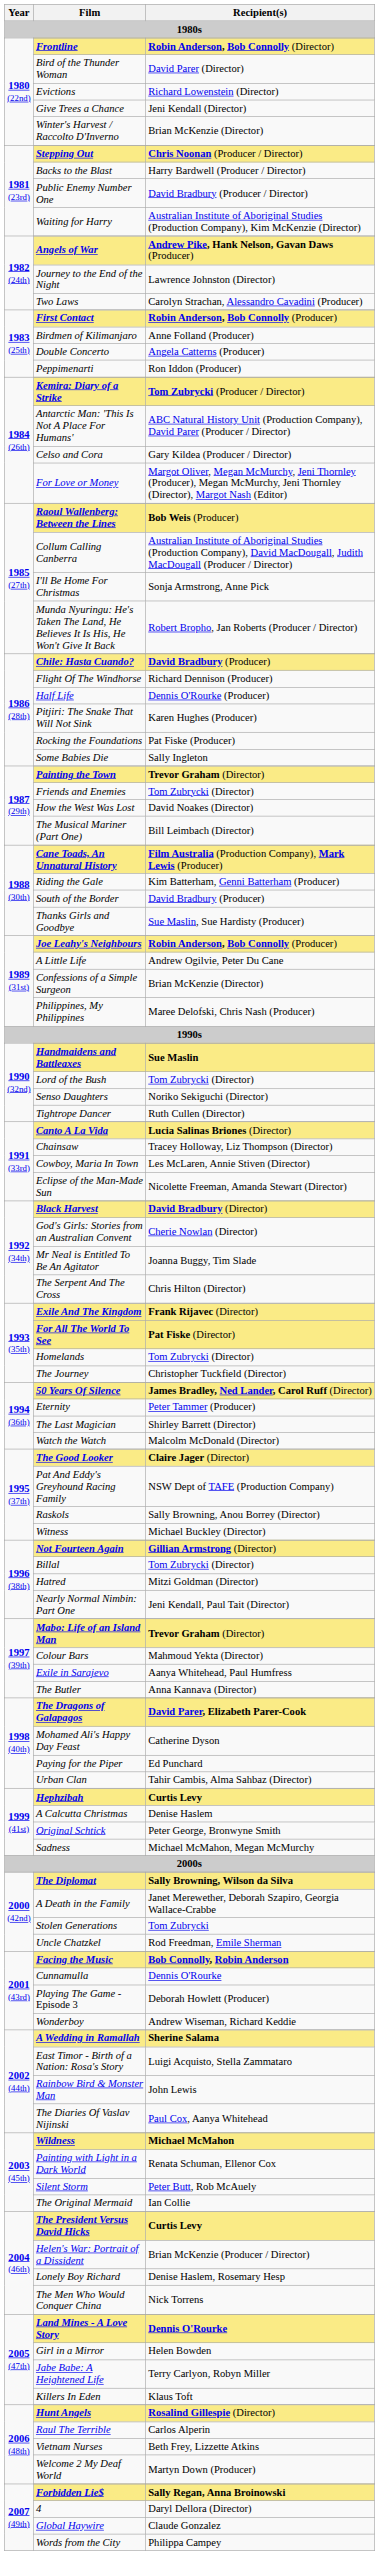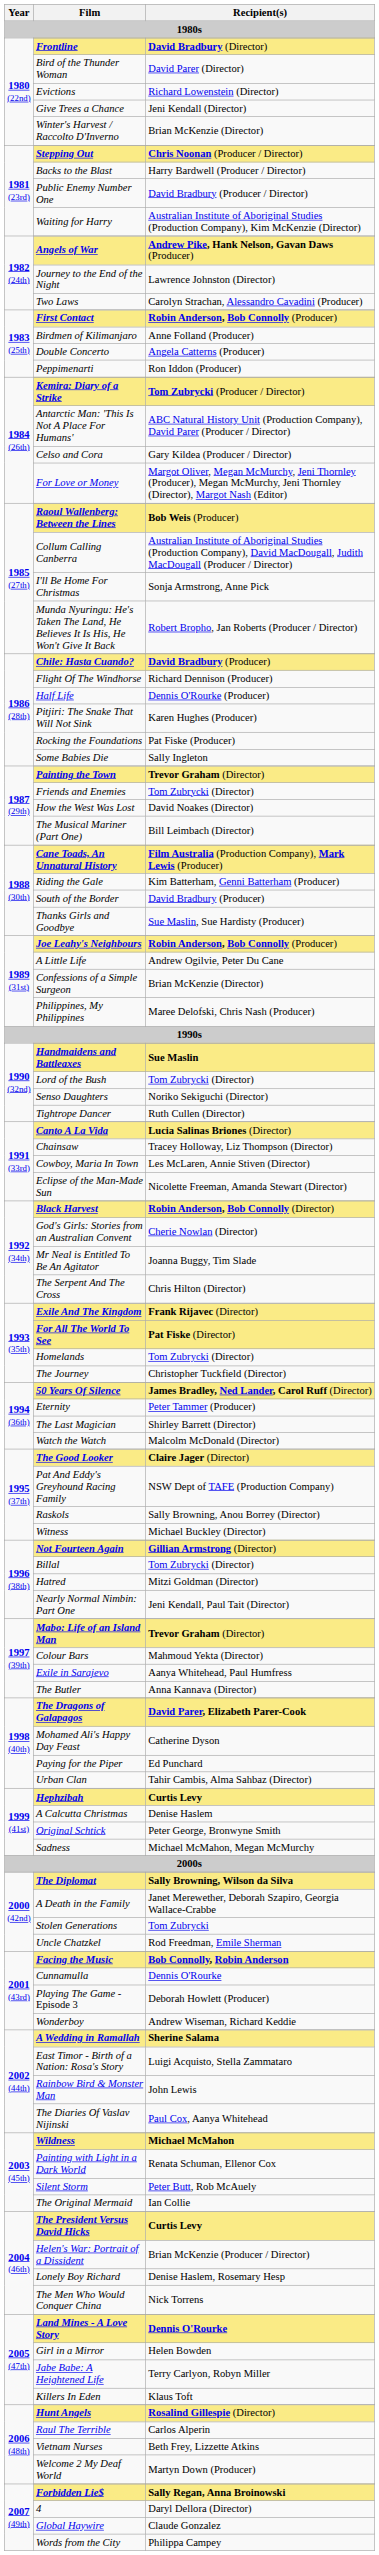(241, 46) Robin Anderson, Bob Connolly (Director) -> (208, 46) David Bradbury (Director)
(208, 1209) David Bradbury (Director) -> (241, 1209) Robin Anderson, Bob Connolly (Director)
